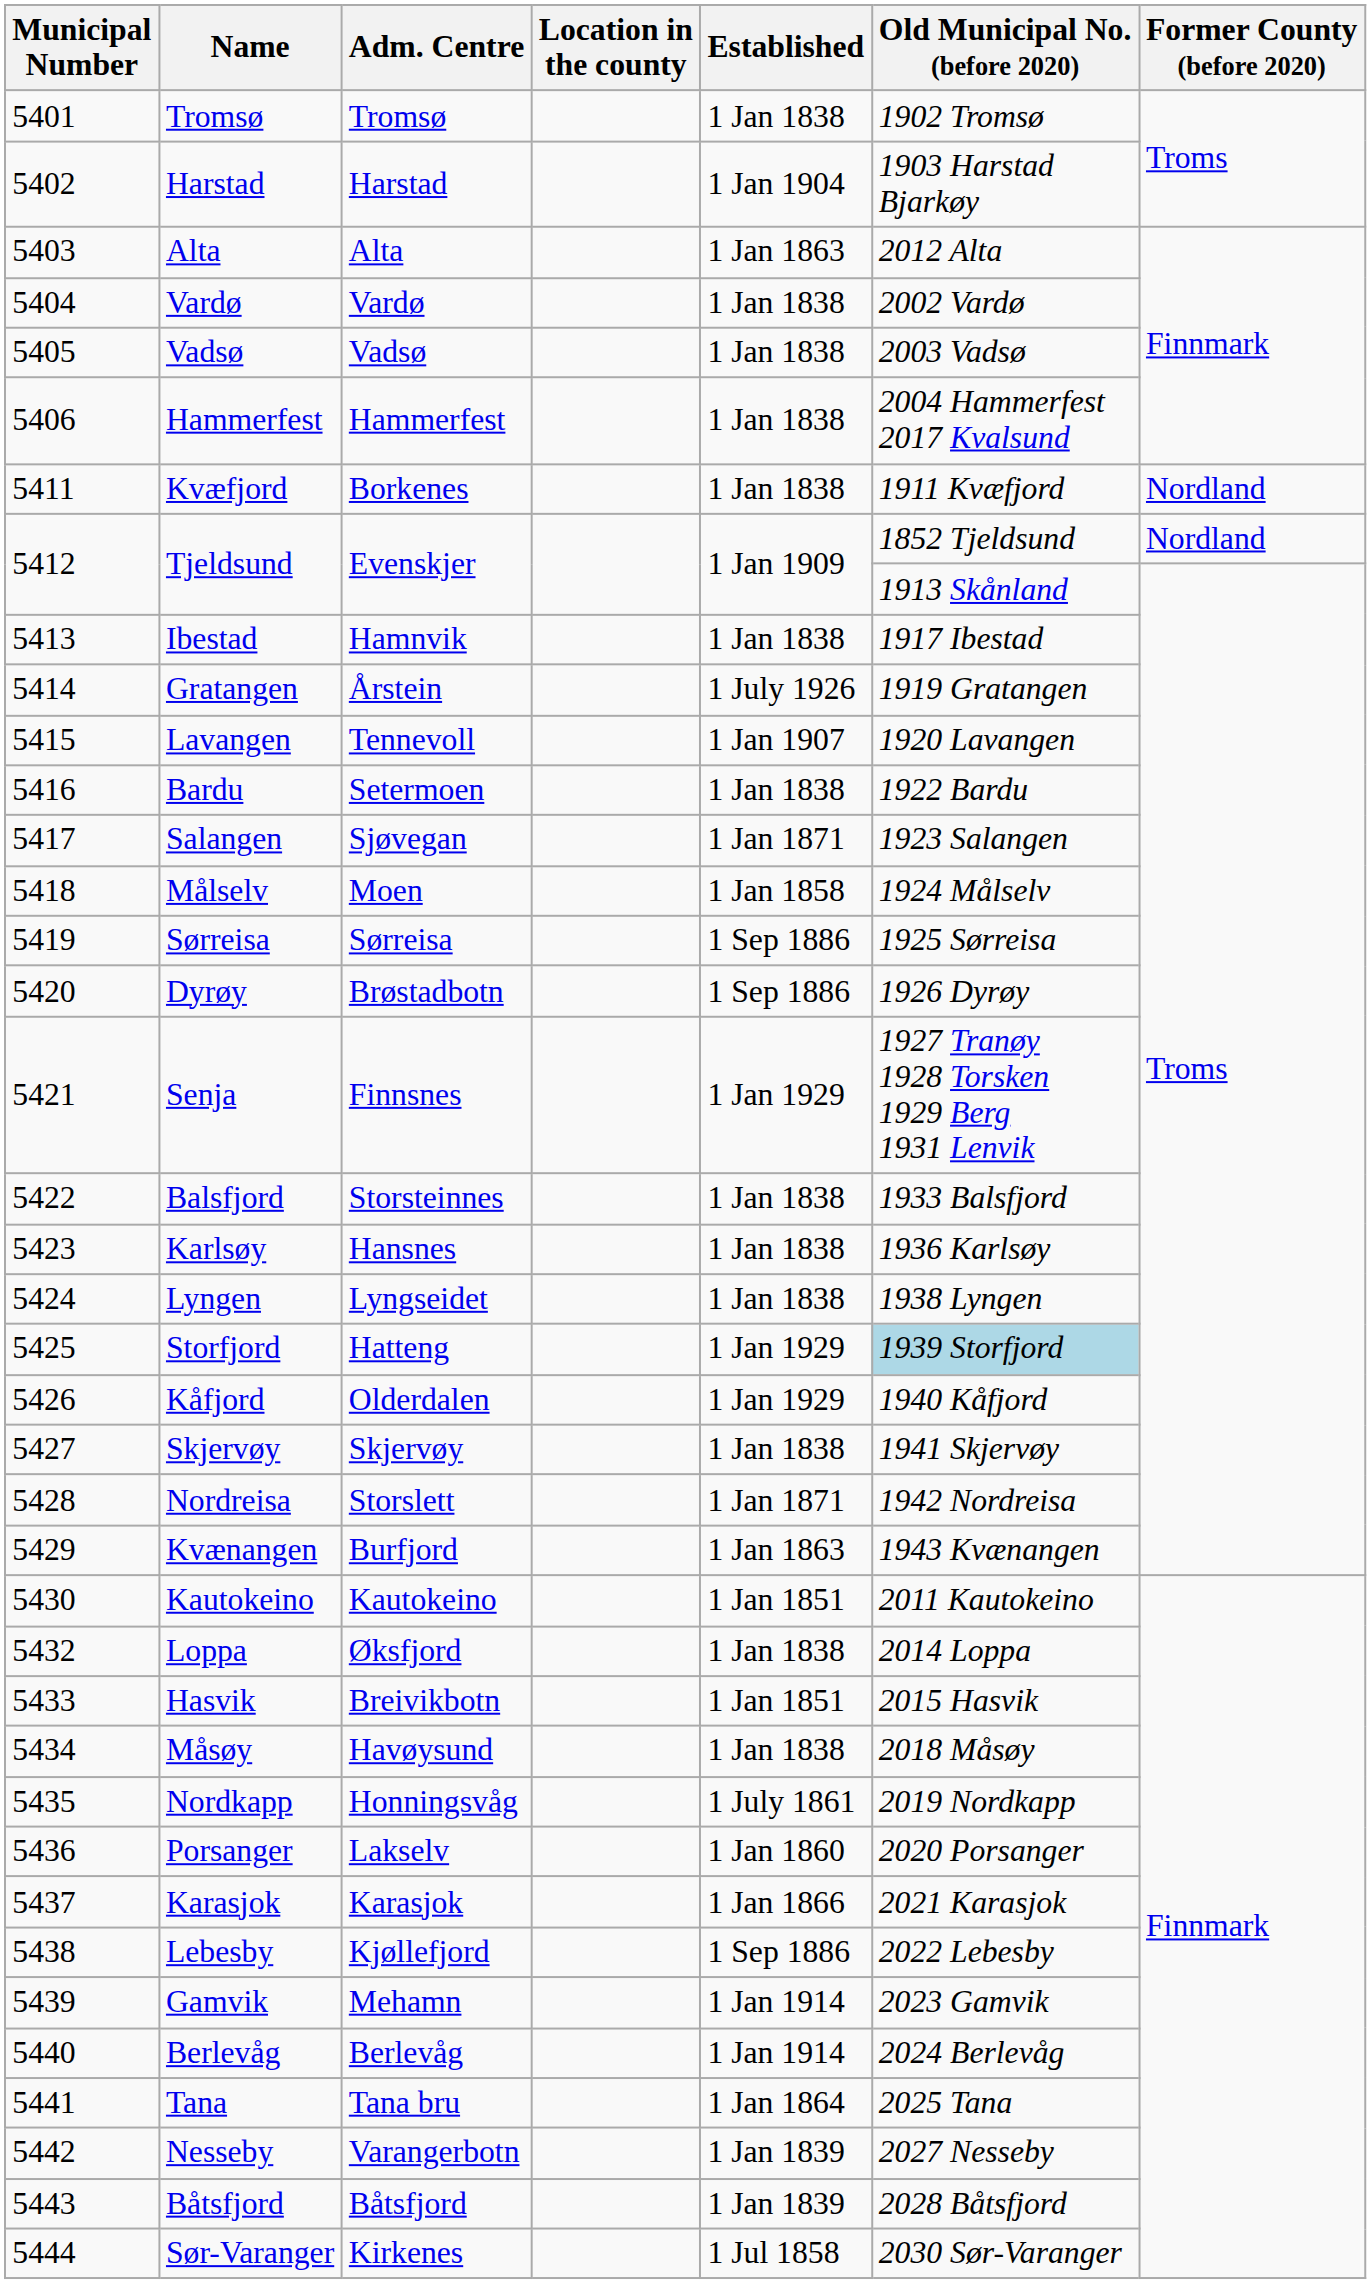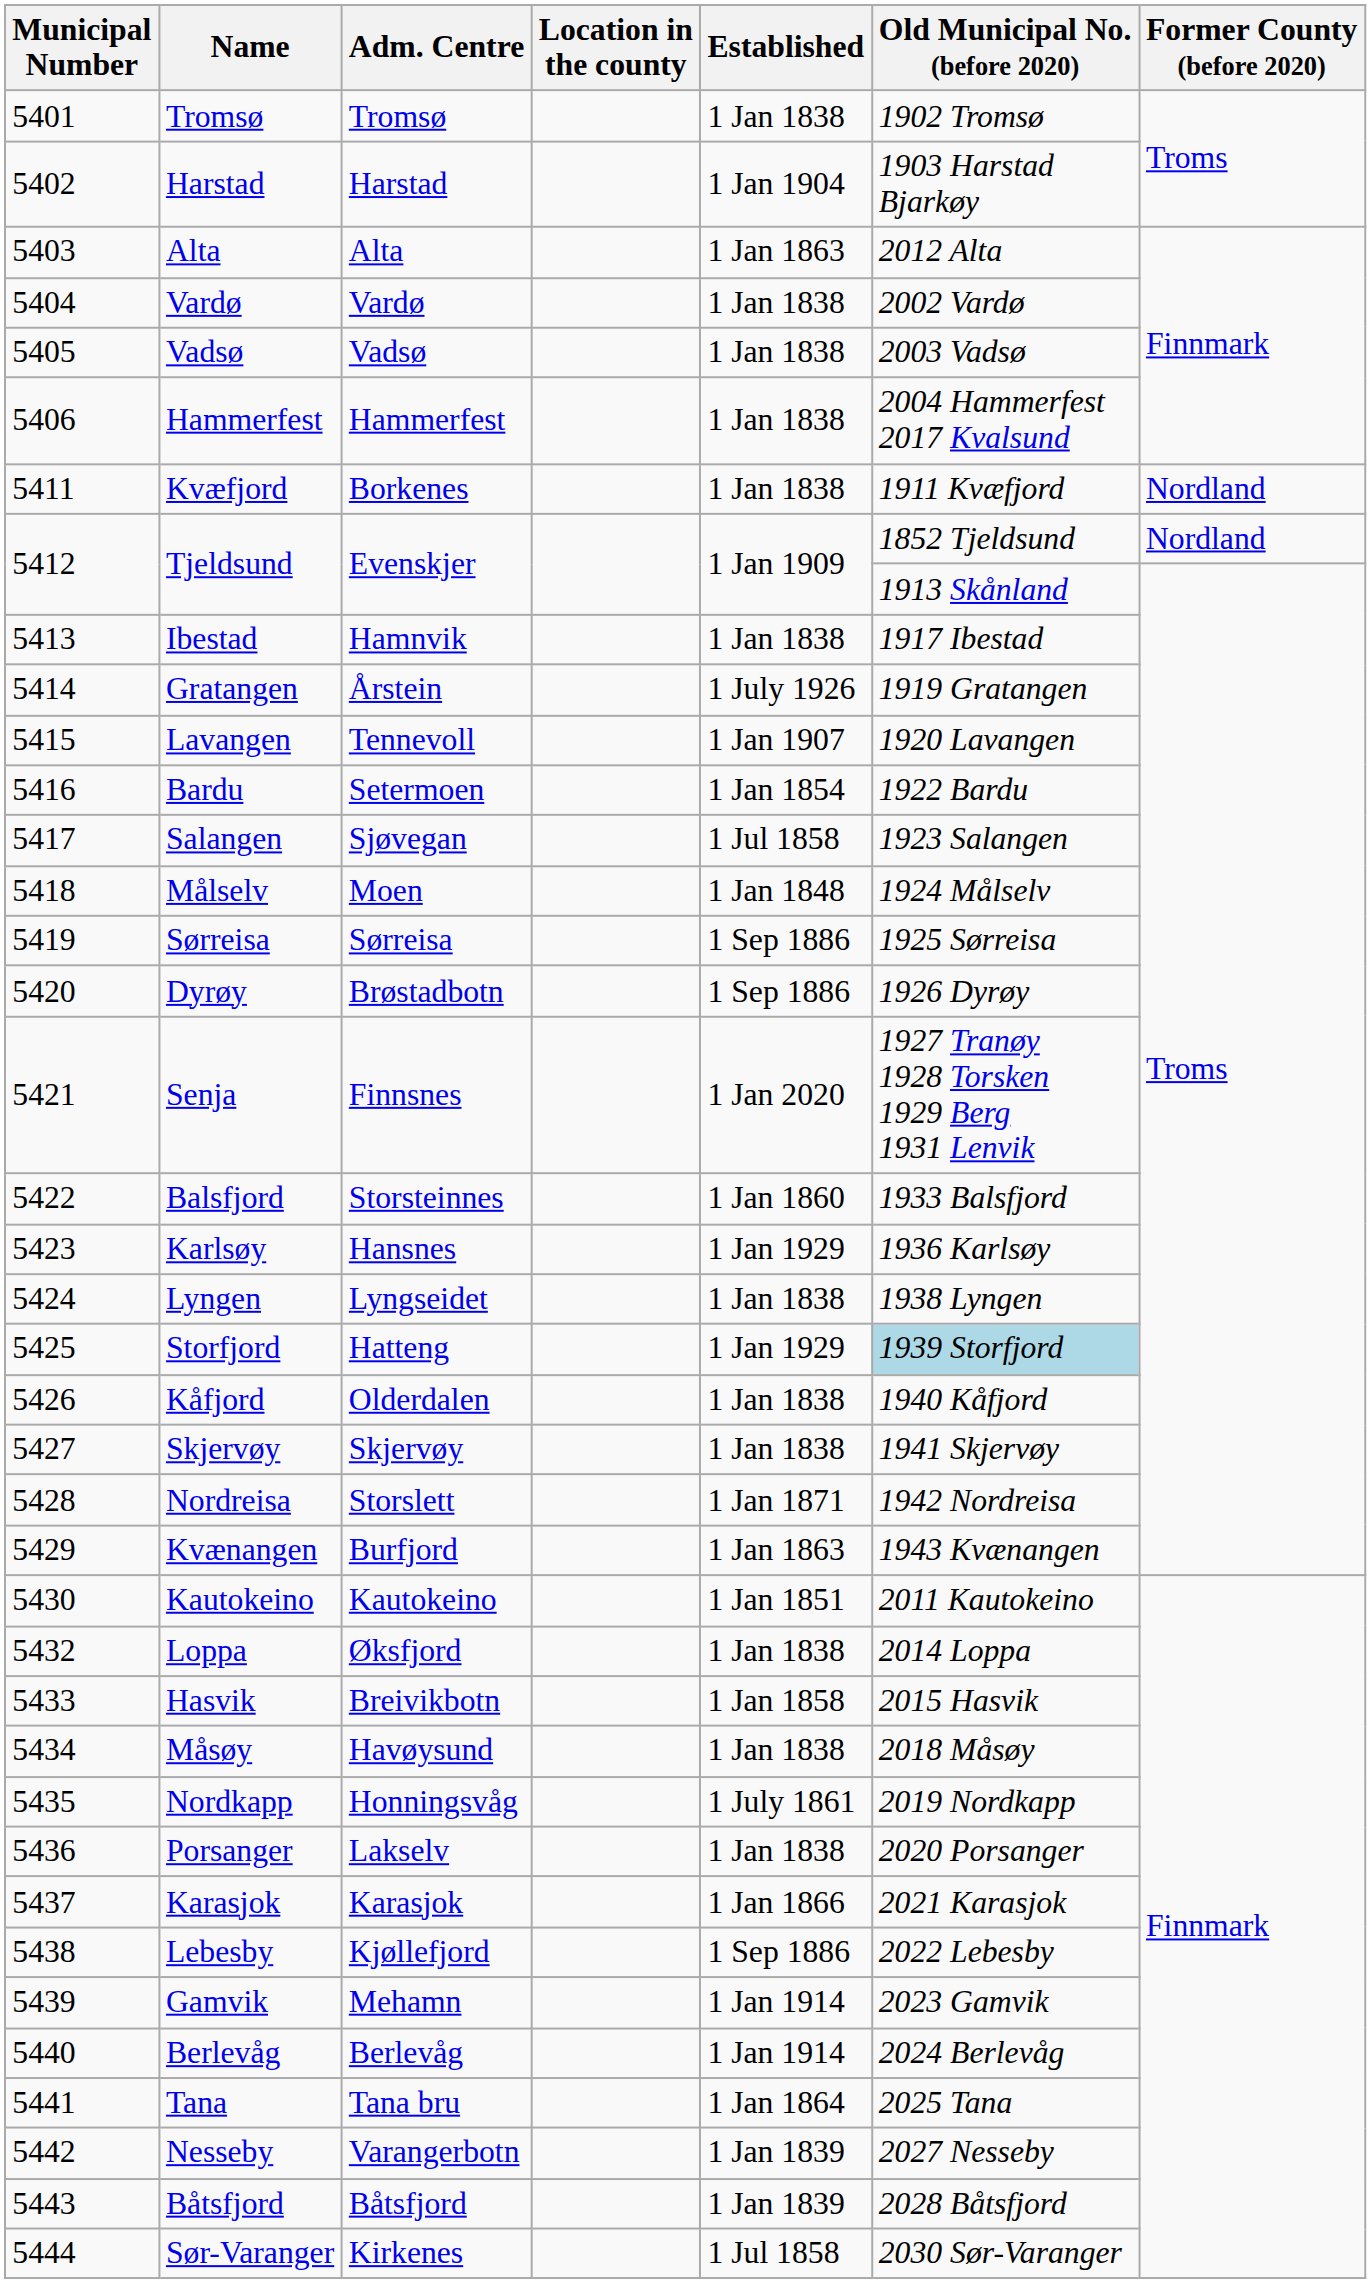(776, 789) 1 Jan 1838 -> (776, 789) 1 Jan 1854
(776, 839) 1 Jan 1871 -> (773, 839) 1 Jul 1858
(776, 890) 1 Jan 1858 -> (776, 890) 1 Jan 1848
(776, 1094) 1 Jan 1929 -> (776, 1094) 1 Jan 2020
(776, 1198) 1 Jan 1838 -> (776, 1198) 1 Jan 1860
(776, 1248) 1 Jan 1838 -> (776, 1248) 1 Jan 1929
(776, 1399) 1 Jan 1929 -> (776, 1399) 1 Jan 1838
(776, 1700) 1 Jan 1851 -> (776, 1700) 1 Jan 1858
(776, 1851) 1 Jan 1860 -> (776, 1851) 1 Jan 1838
